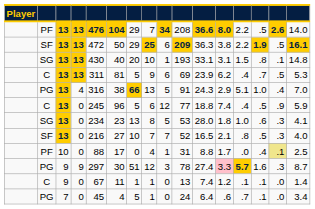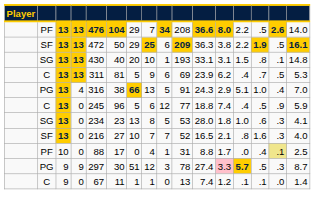(263, 136) .5 -> (260, 136) 1.6
(260, 166) 1.6 -> (263, 166) .5
- row: (47, 197)
